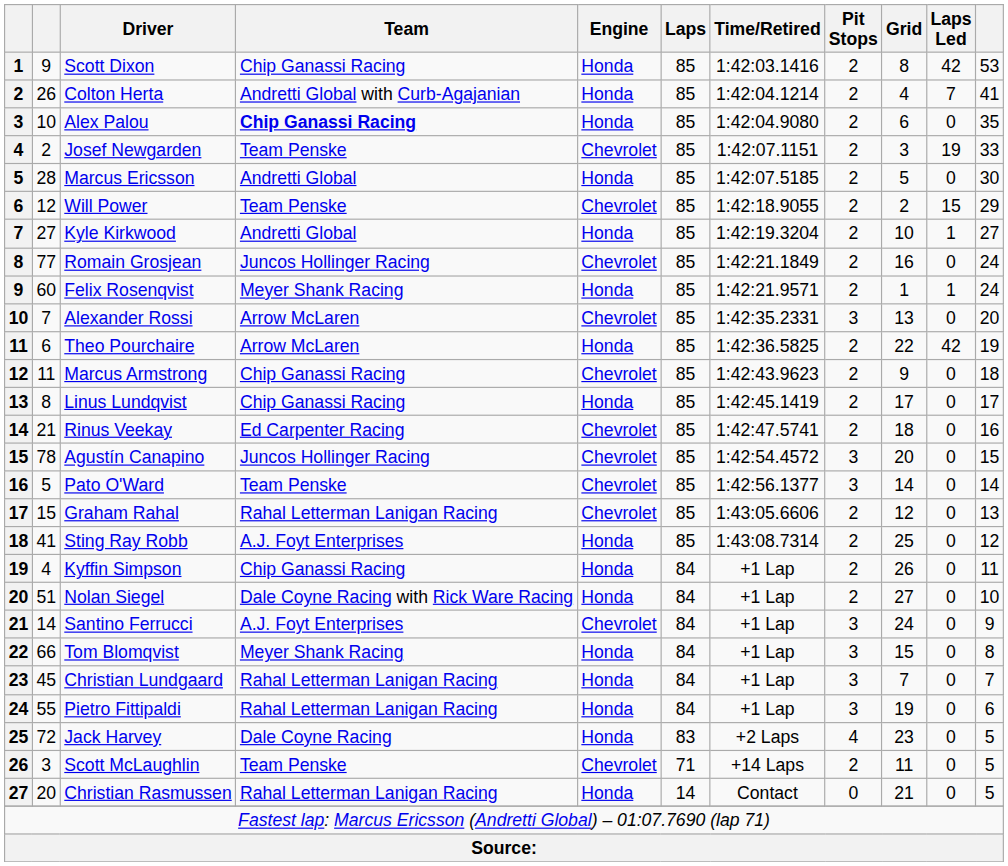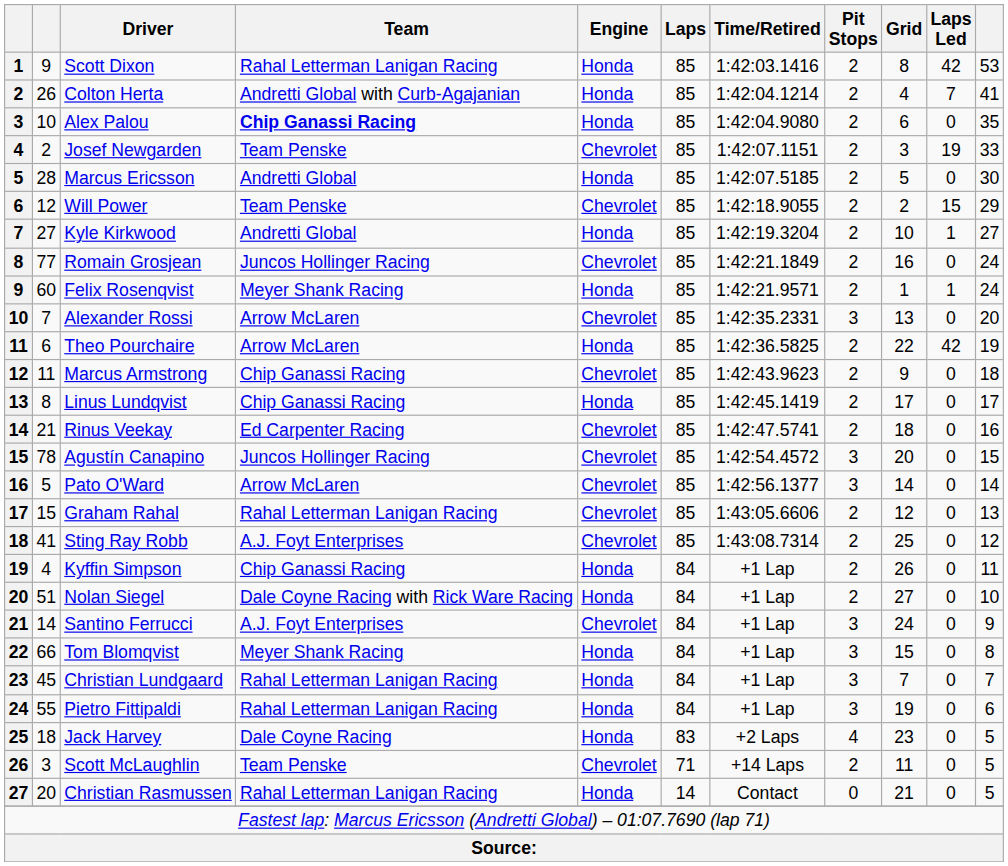(323, 66) Chip Ganassi Racing -> (369, 66) Rahal Letterman Lanigan Racing
(293, 485) Team Penske -> (300, 485) Arrow McLaren
(607, 541) Honda -> (619, 541) Chevrolet
(46, 736) 72 -> (46, 736) 18
